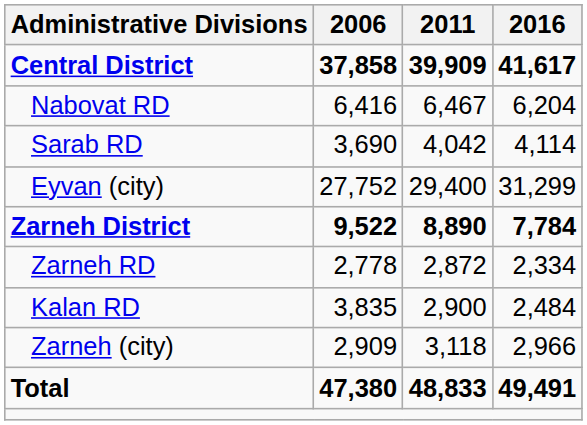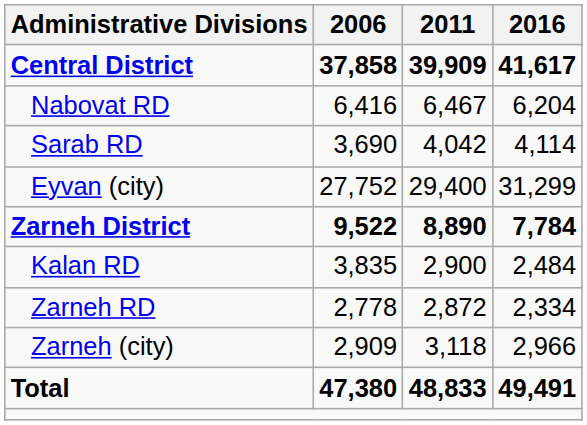rows swapped: (85, 307) <-> (93, 266)
